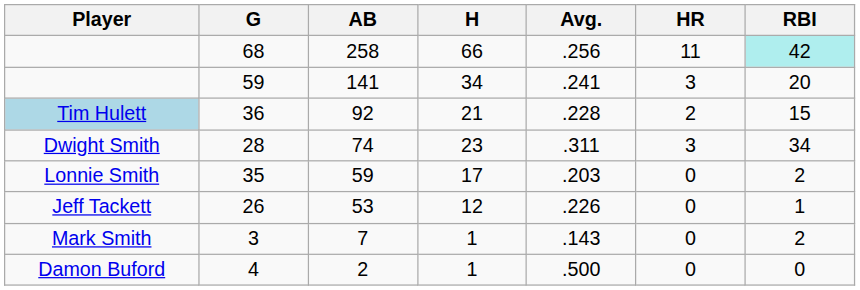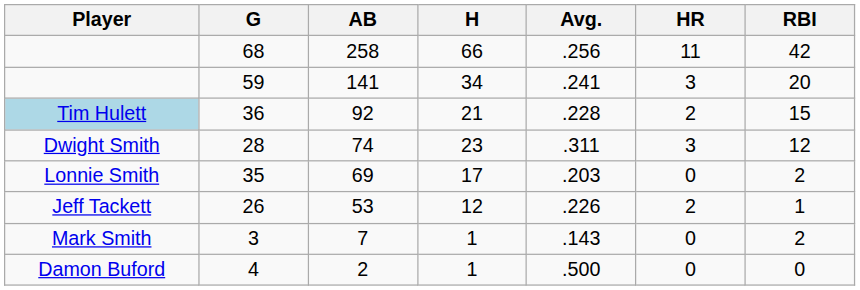(800, 51) paleturquoise background -> (800, 51) no background
(800, 144) 34 -> (800, 144) 12
(363, 176) 59 -> (363, 176) 69
(691, 207) 0 -> (691, 207) 2
